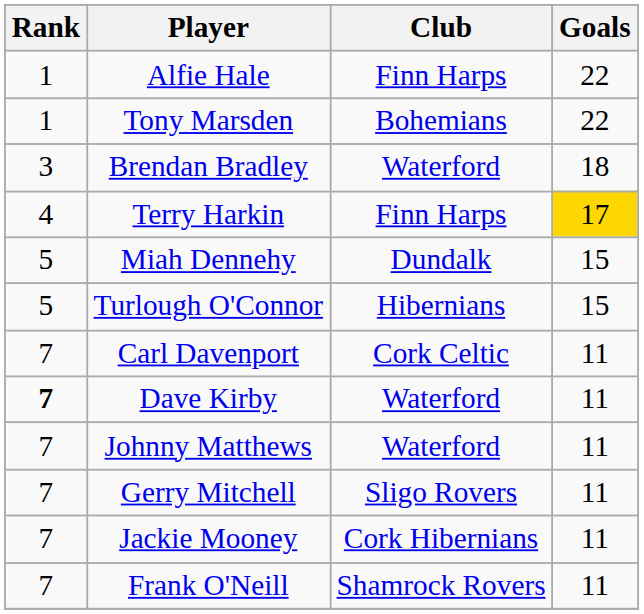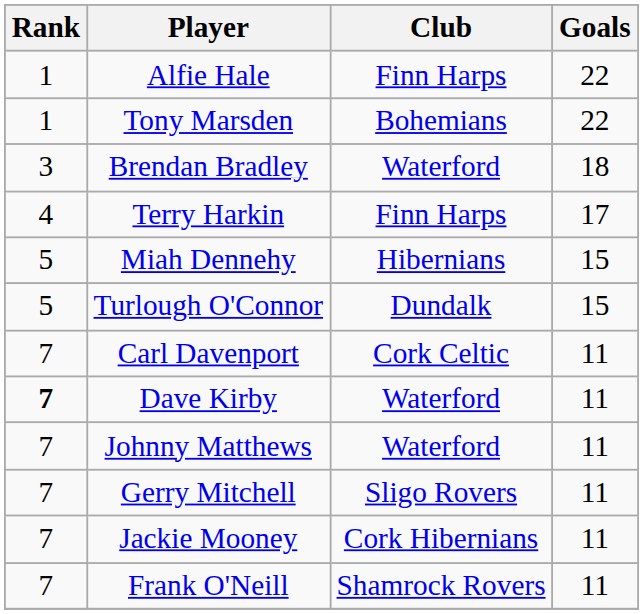(595, 213) gold background -> (595, 213) no background
(441, 259) Dundalk -> (441, 259) Hibernians
(441, 306) Hibernians -> (441, 306) Dundalk
